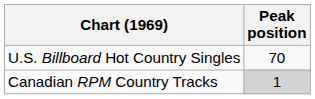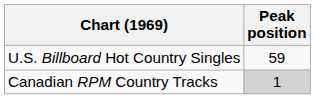(277, 57) 70 -> (277, 57) 59
